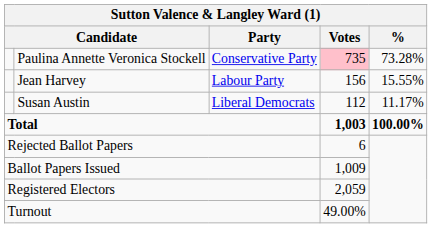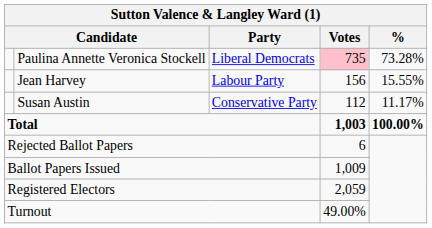(264, 59) Conservative Party -> (263, 59) Liberal Democrats
(263, 102) Liberal Democrats -> (264, 102) Conservative Party
